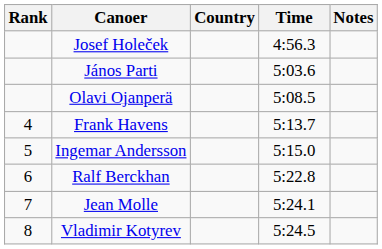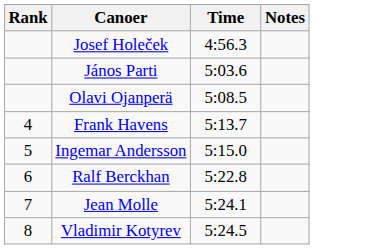- column: (225, 17)
